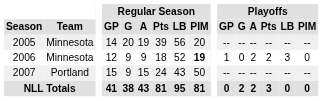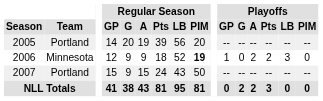(70, 42) Minnesota -> (70, 42) Portland
